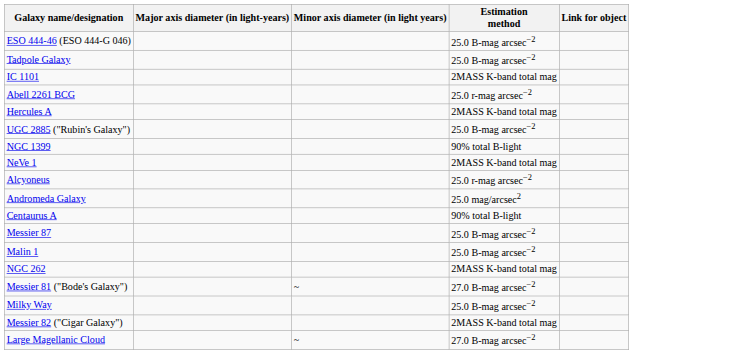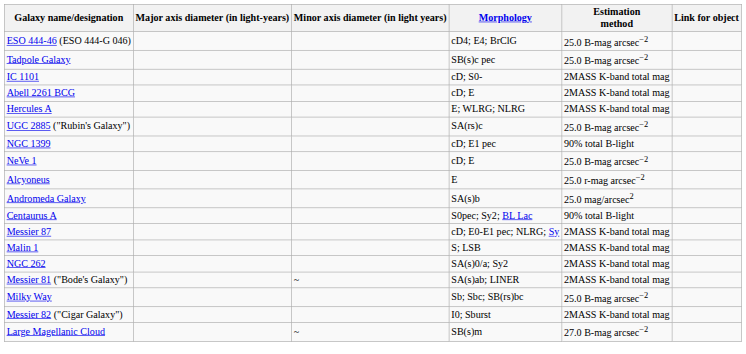+ column: (505, 18)
(492, 94) 25.0 r-mag arcsec−2 -> (617, 93) 2MASS K-band total mag
(504, 162) 2MASS K-band total mag -> (606, 161) 25.0 B-mag arcsec−2
(493, 233) 25.0 B-mag arcsec−2 -> (617, 232) 2MASS K-band total mag
(493, 252) 25.0 B-mag arcsec−2 -> (617, 248) 2MASS K-band total mag
(493, 286) 27.0 B-mag arcsec−2 -> (617, 279) 2MASS K-band total mag
